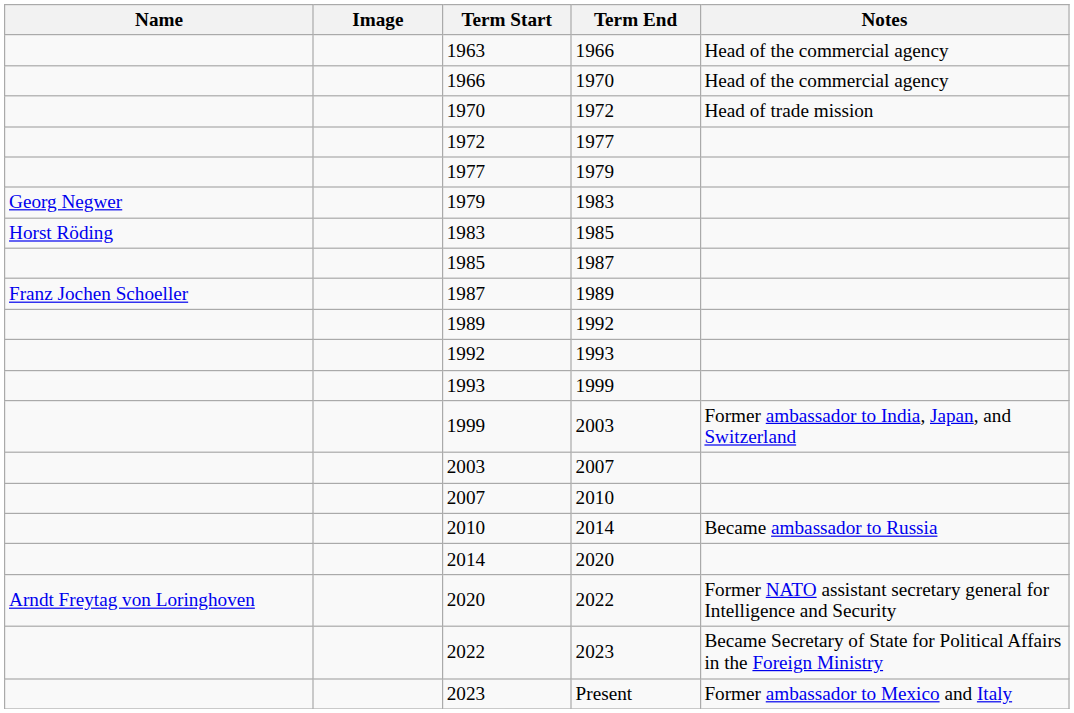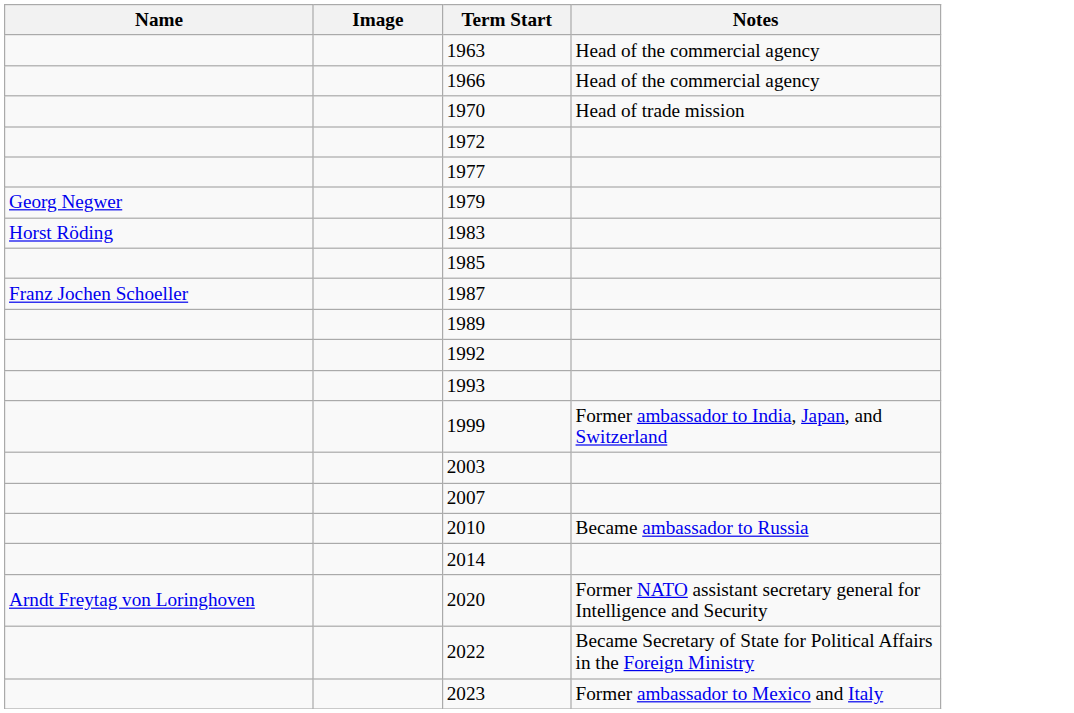- column: (636, 19)
